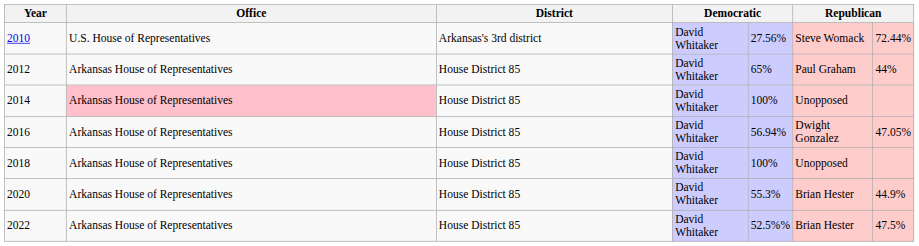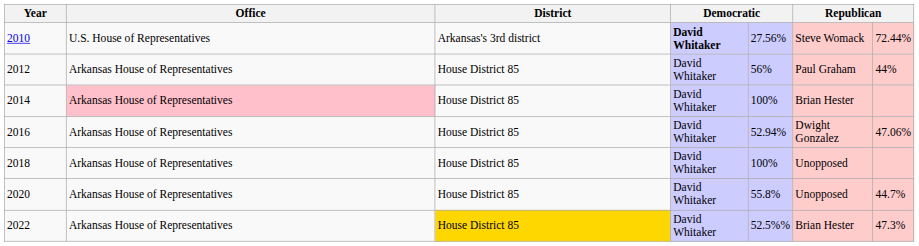(697, 38) normal -> (697, 38) bold
(761, 69) 65% -> (761, 69) 56%
(822, 100) Unopposed -> (825, 100) Brian Hester
(768, 132) 56.94% -> (768, 132) 52.94%
(893, 132) 47.05% -> (893, 132) 47.06%
(766, 194) 55.3% -> (766, 194) 55.8%
(825, 194) Brian Hester -> (822, 194) Unopposed
(890, 194) 44.9% -> (890, 194) 44.7%
(480, 225) no background -> (478, 225) gold background
(890, 225) 47.5% -> (890, 225) 47.3%
